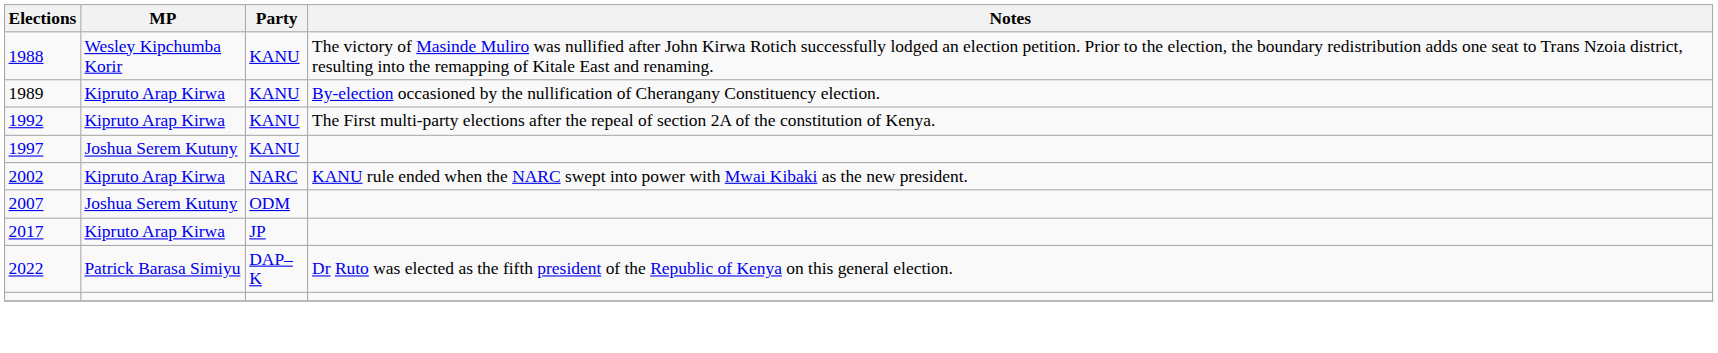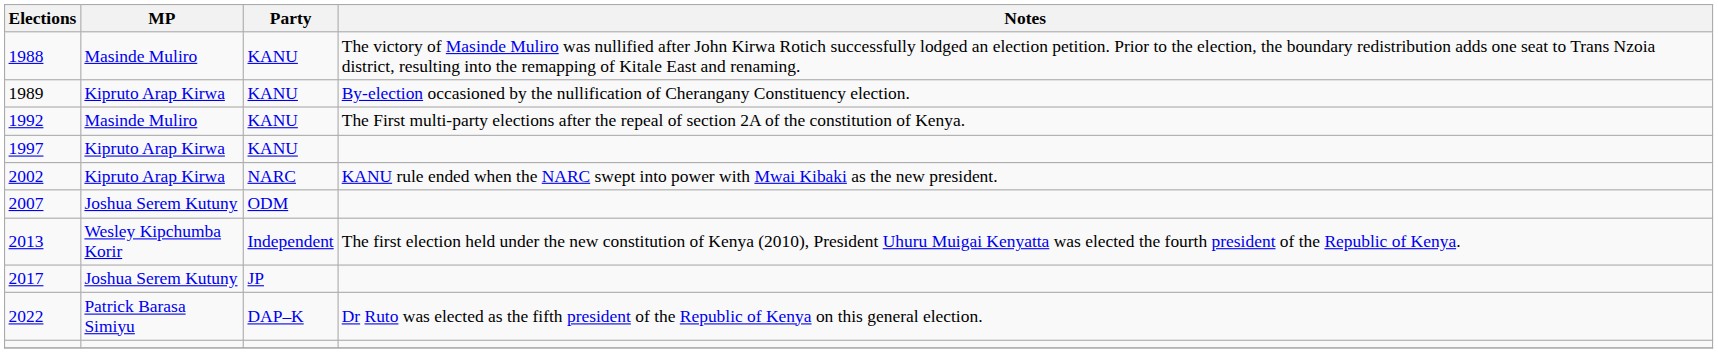(153, 55) Wesley Kipchumba Korir -> (141, 55) Masinde Muliro
(155, 120) Kipruto Arap Kirwa -> (141, 120) Masinde Muliro
(161, 148) Joshua Serem Kutuny -> (155, 148) Kipruto Arap Kirwa
+ row: (26, 241)
(155, 231) Kipruto Arap Kirwa -> (161, 278) Joshua Serem Kutuny
